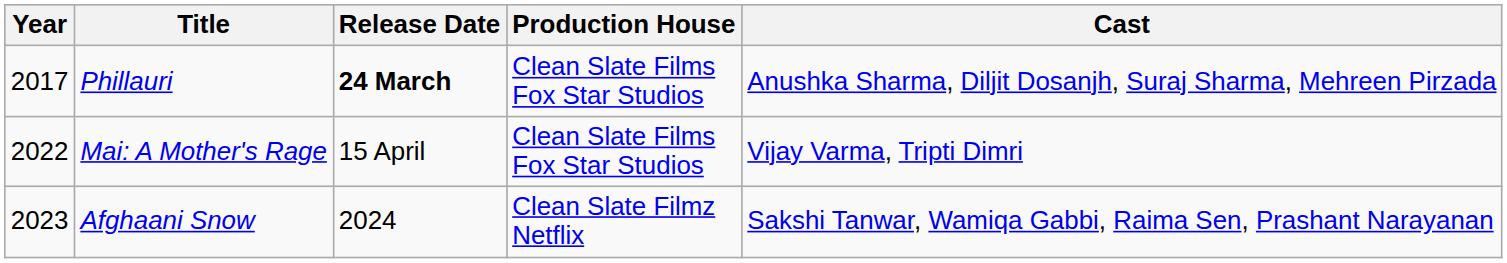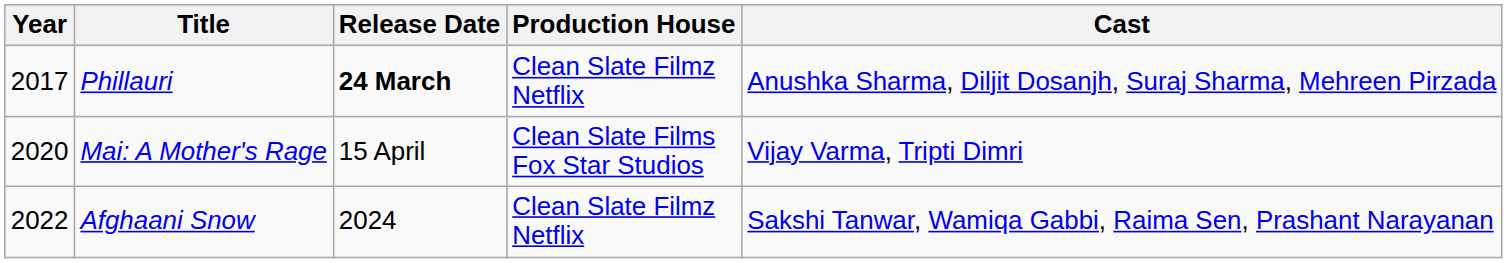(614, 80) Clean Slate Films Fox Star Studios -> (614, 80) Clean Slate Filmz Netflix
(40, 151) 2022 -> (40, 151) 2020
(40, 221) 2023 -> (40, 221) 2022
